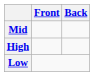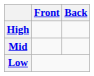rows swapped: (18, 46) <-> (18, 29)
